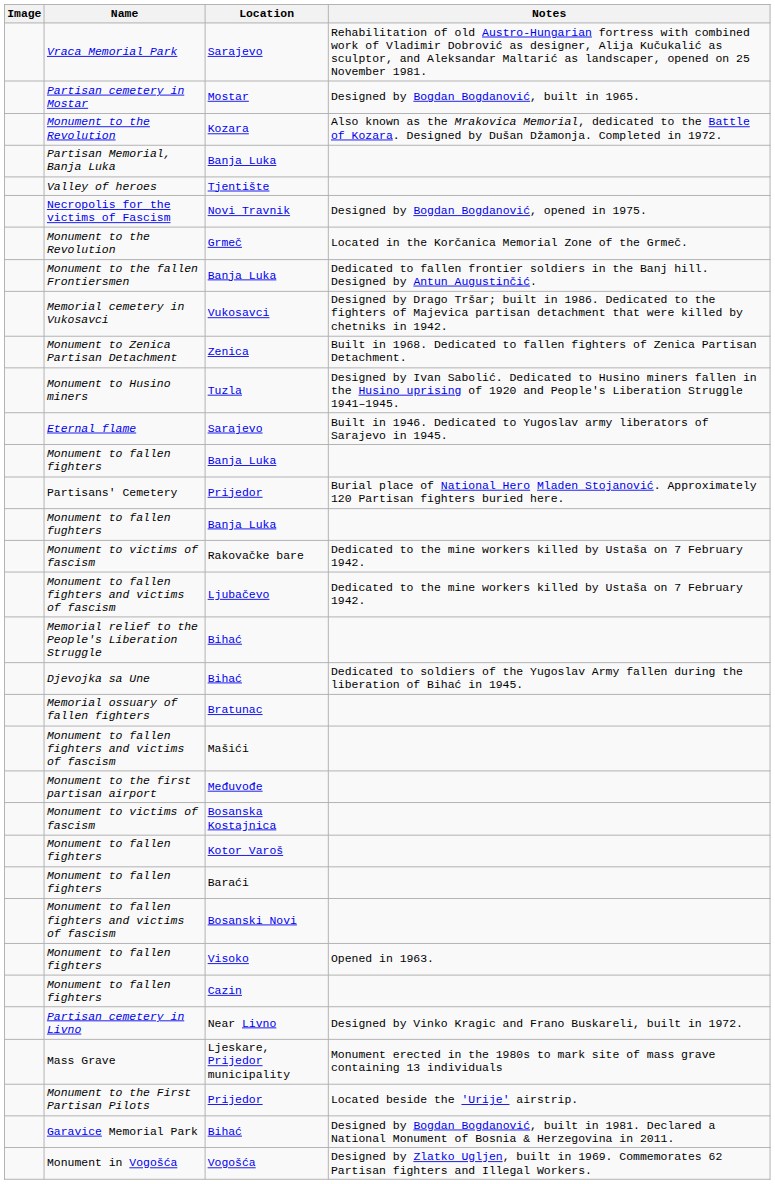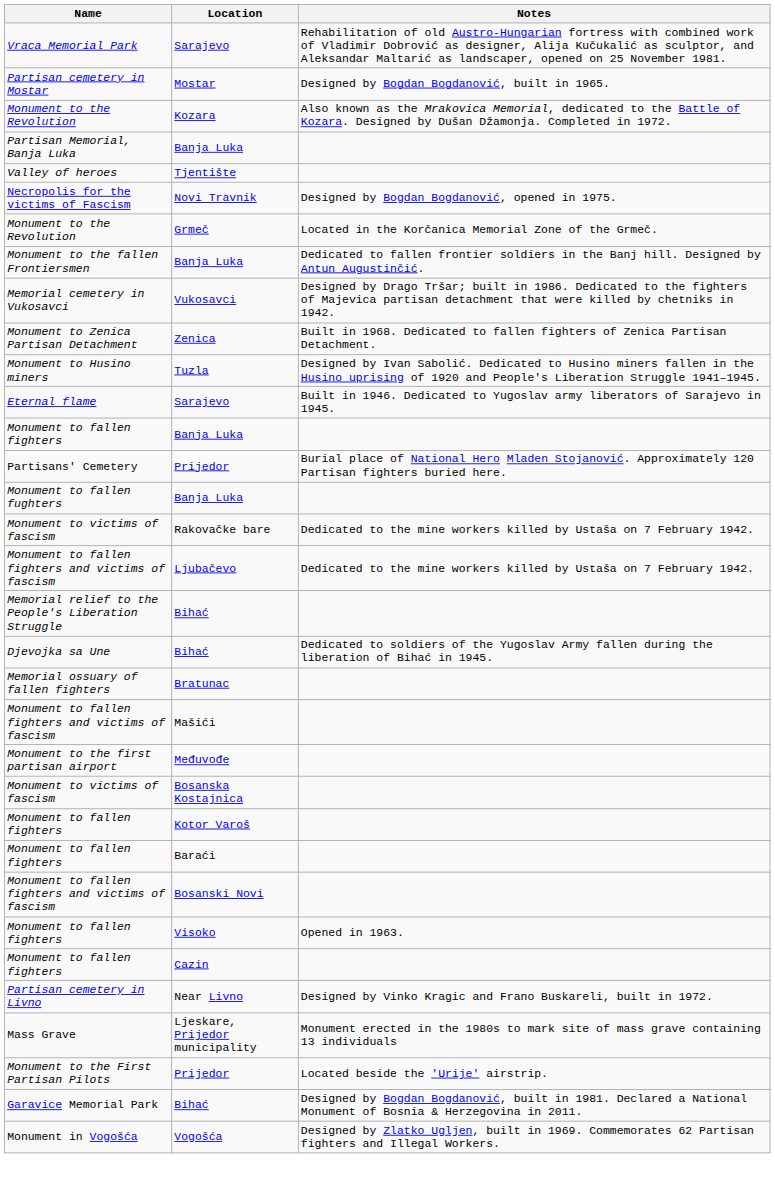- column: (24, 14)
